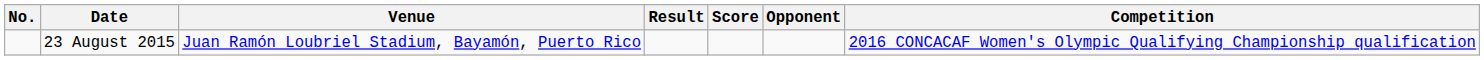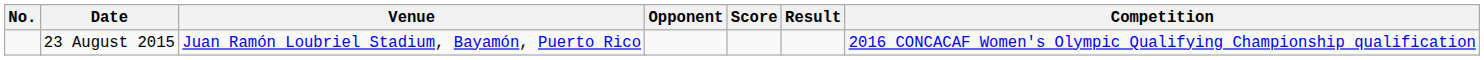columns swapped: (804, 17) <-> (677, 17)
